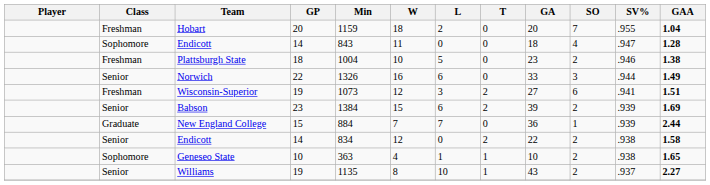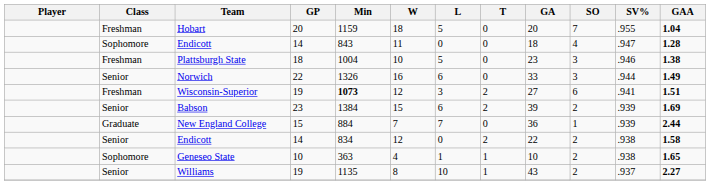(440, 28) 2 -> (440, 28) 5
(575, 60) 2 -> (575, 60) 3
(348, 92) normal -> (348, 92) bold
